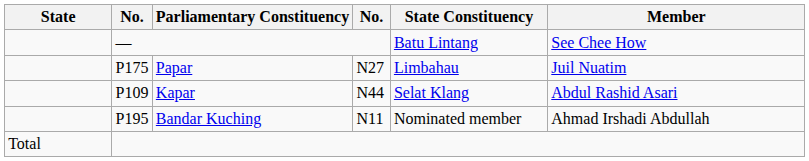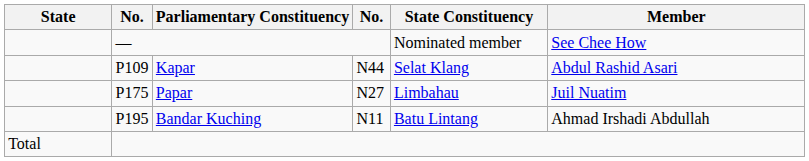(436, 42) Batu Lintang -> (458, 42) Nominated member
rows swapped: (175, 93) <-> (174, 67)
(458, 118) Nominated member -> (436, 118) Batu Lintang
